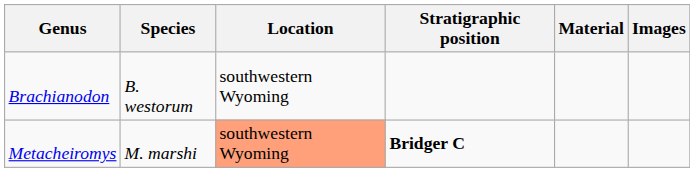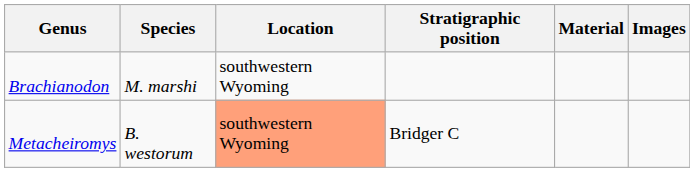(159, 95) B. westorum -> (161, 85) M. marshi
(161, 153) M. marshi -> (159, 143) B. westorum
(427, 143) bold -> (424, 133) normal
